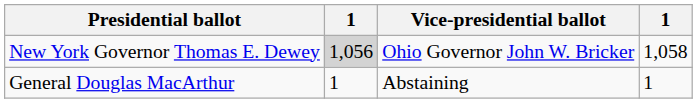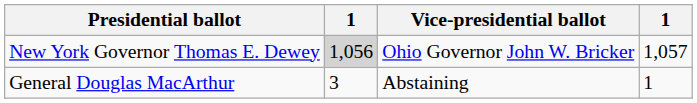(665, 51) 1,058 -> (665, 51) 1,057
(334, 82) 1 -> (334, 82) 3
